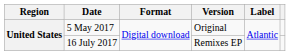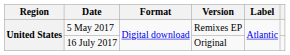(210, 27) Original -> (218, 27) Remixes EP
(218, 43) Remixes EP -> (210, 43) Original
